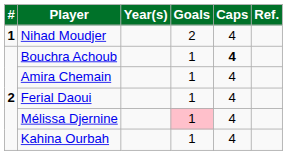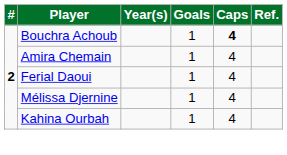- row: (63, 35)
(192, 118) pink background -> (192, 98) no background
